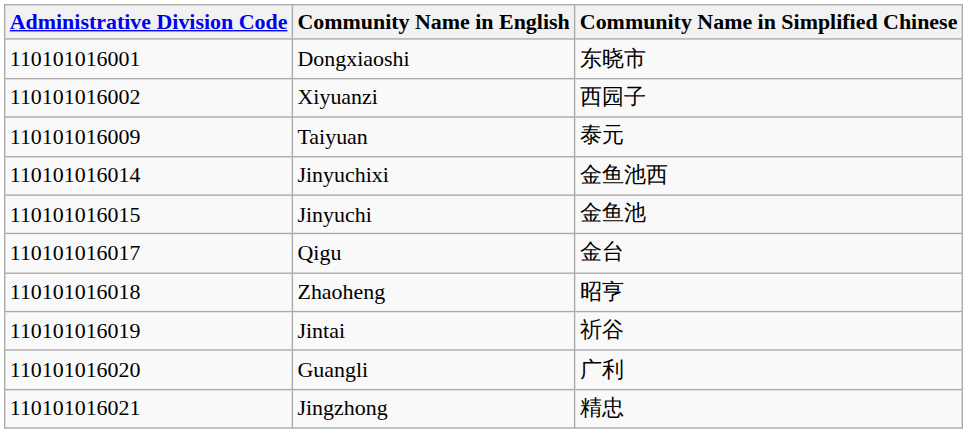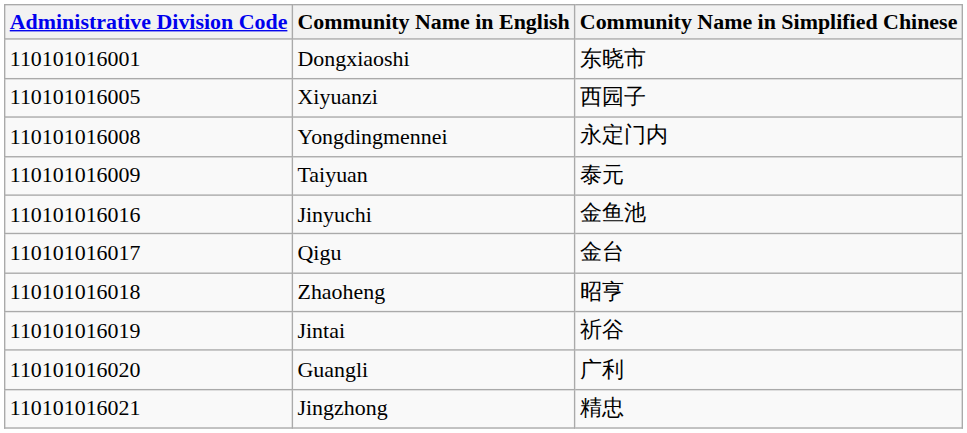(75, 97) 110101016002 -> (75, 97) 110101016005
+ row: (373, 136)
- row: (343, 175)
(75, 214) 110101016015 -> (75, 214) 110101016016
